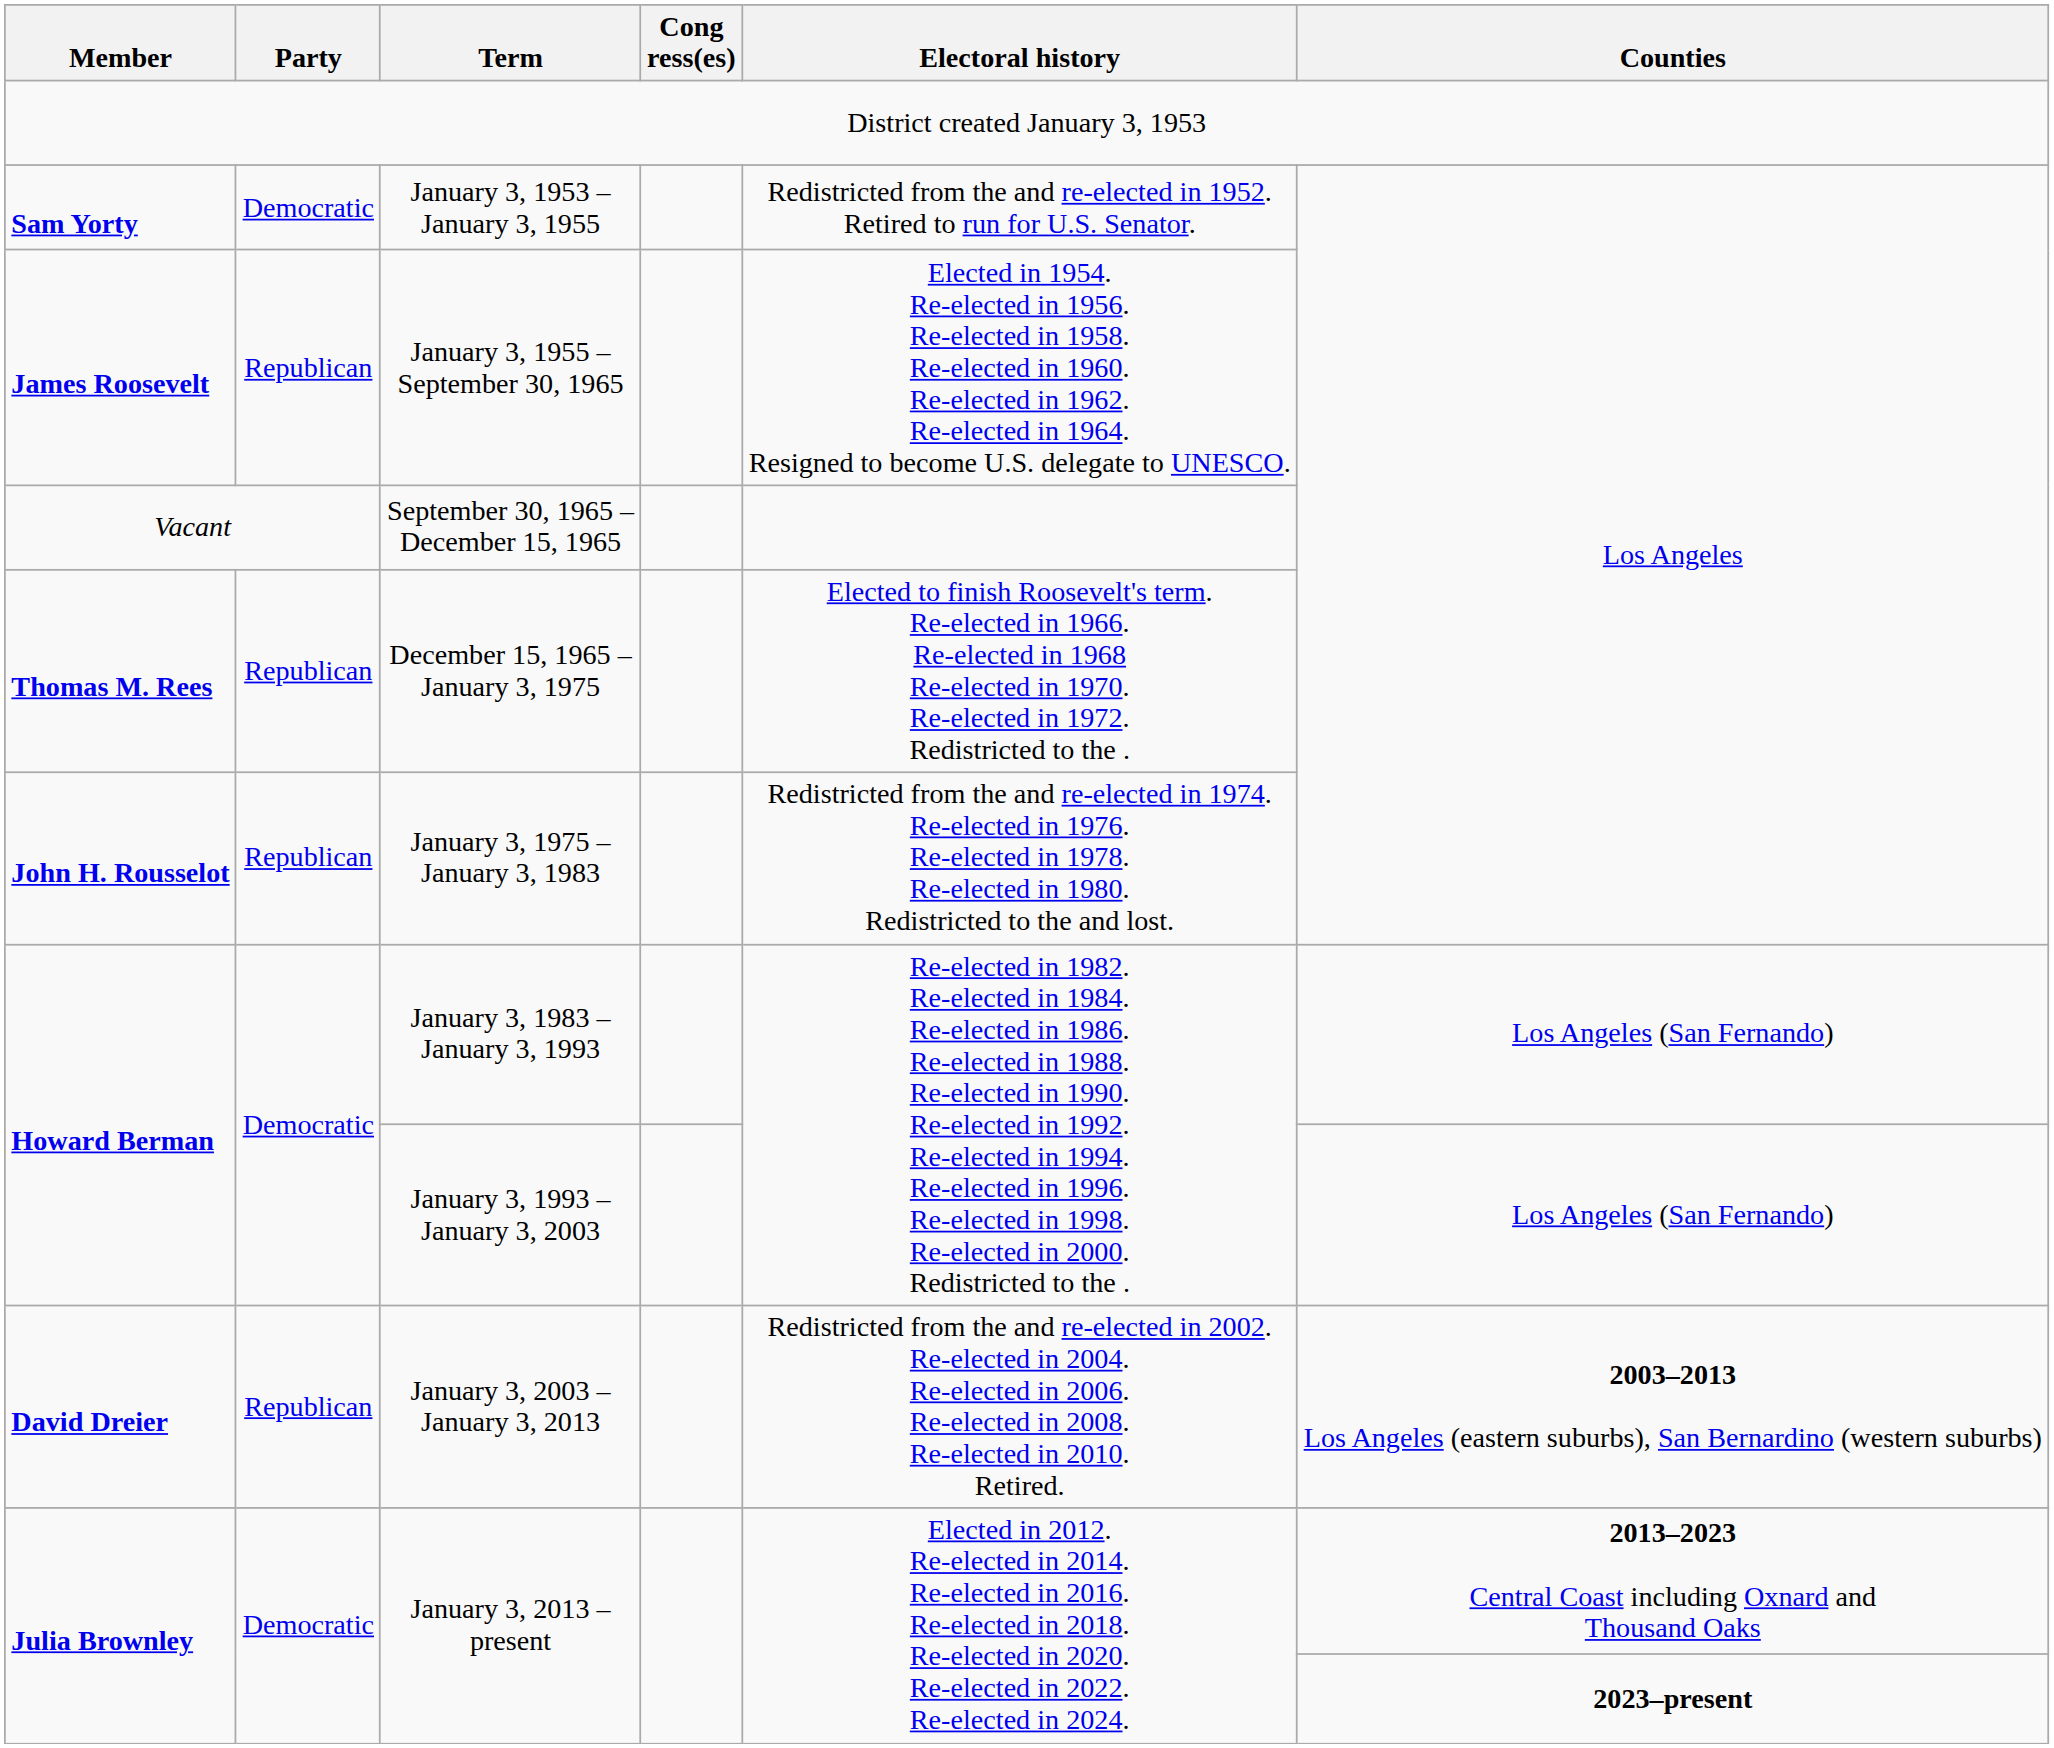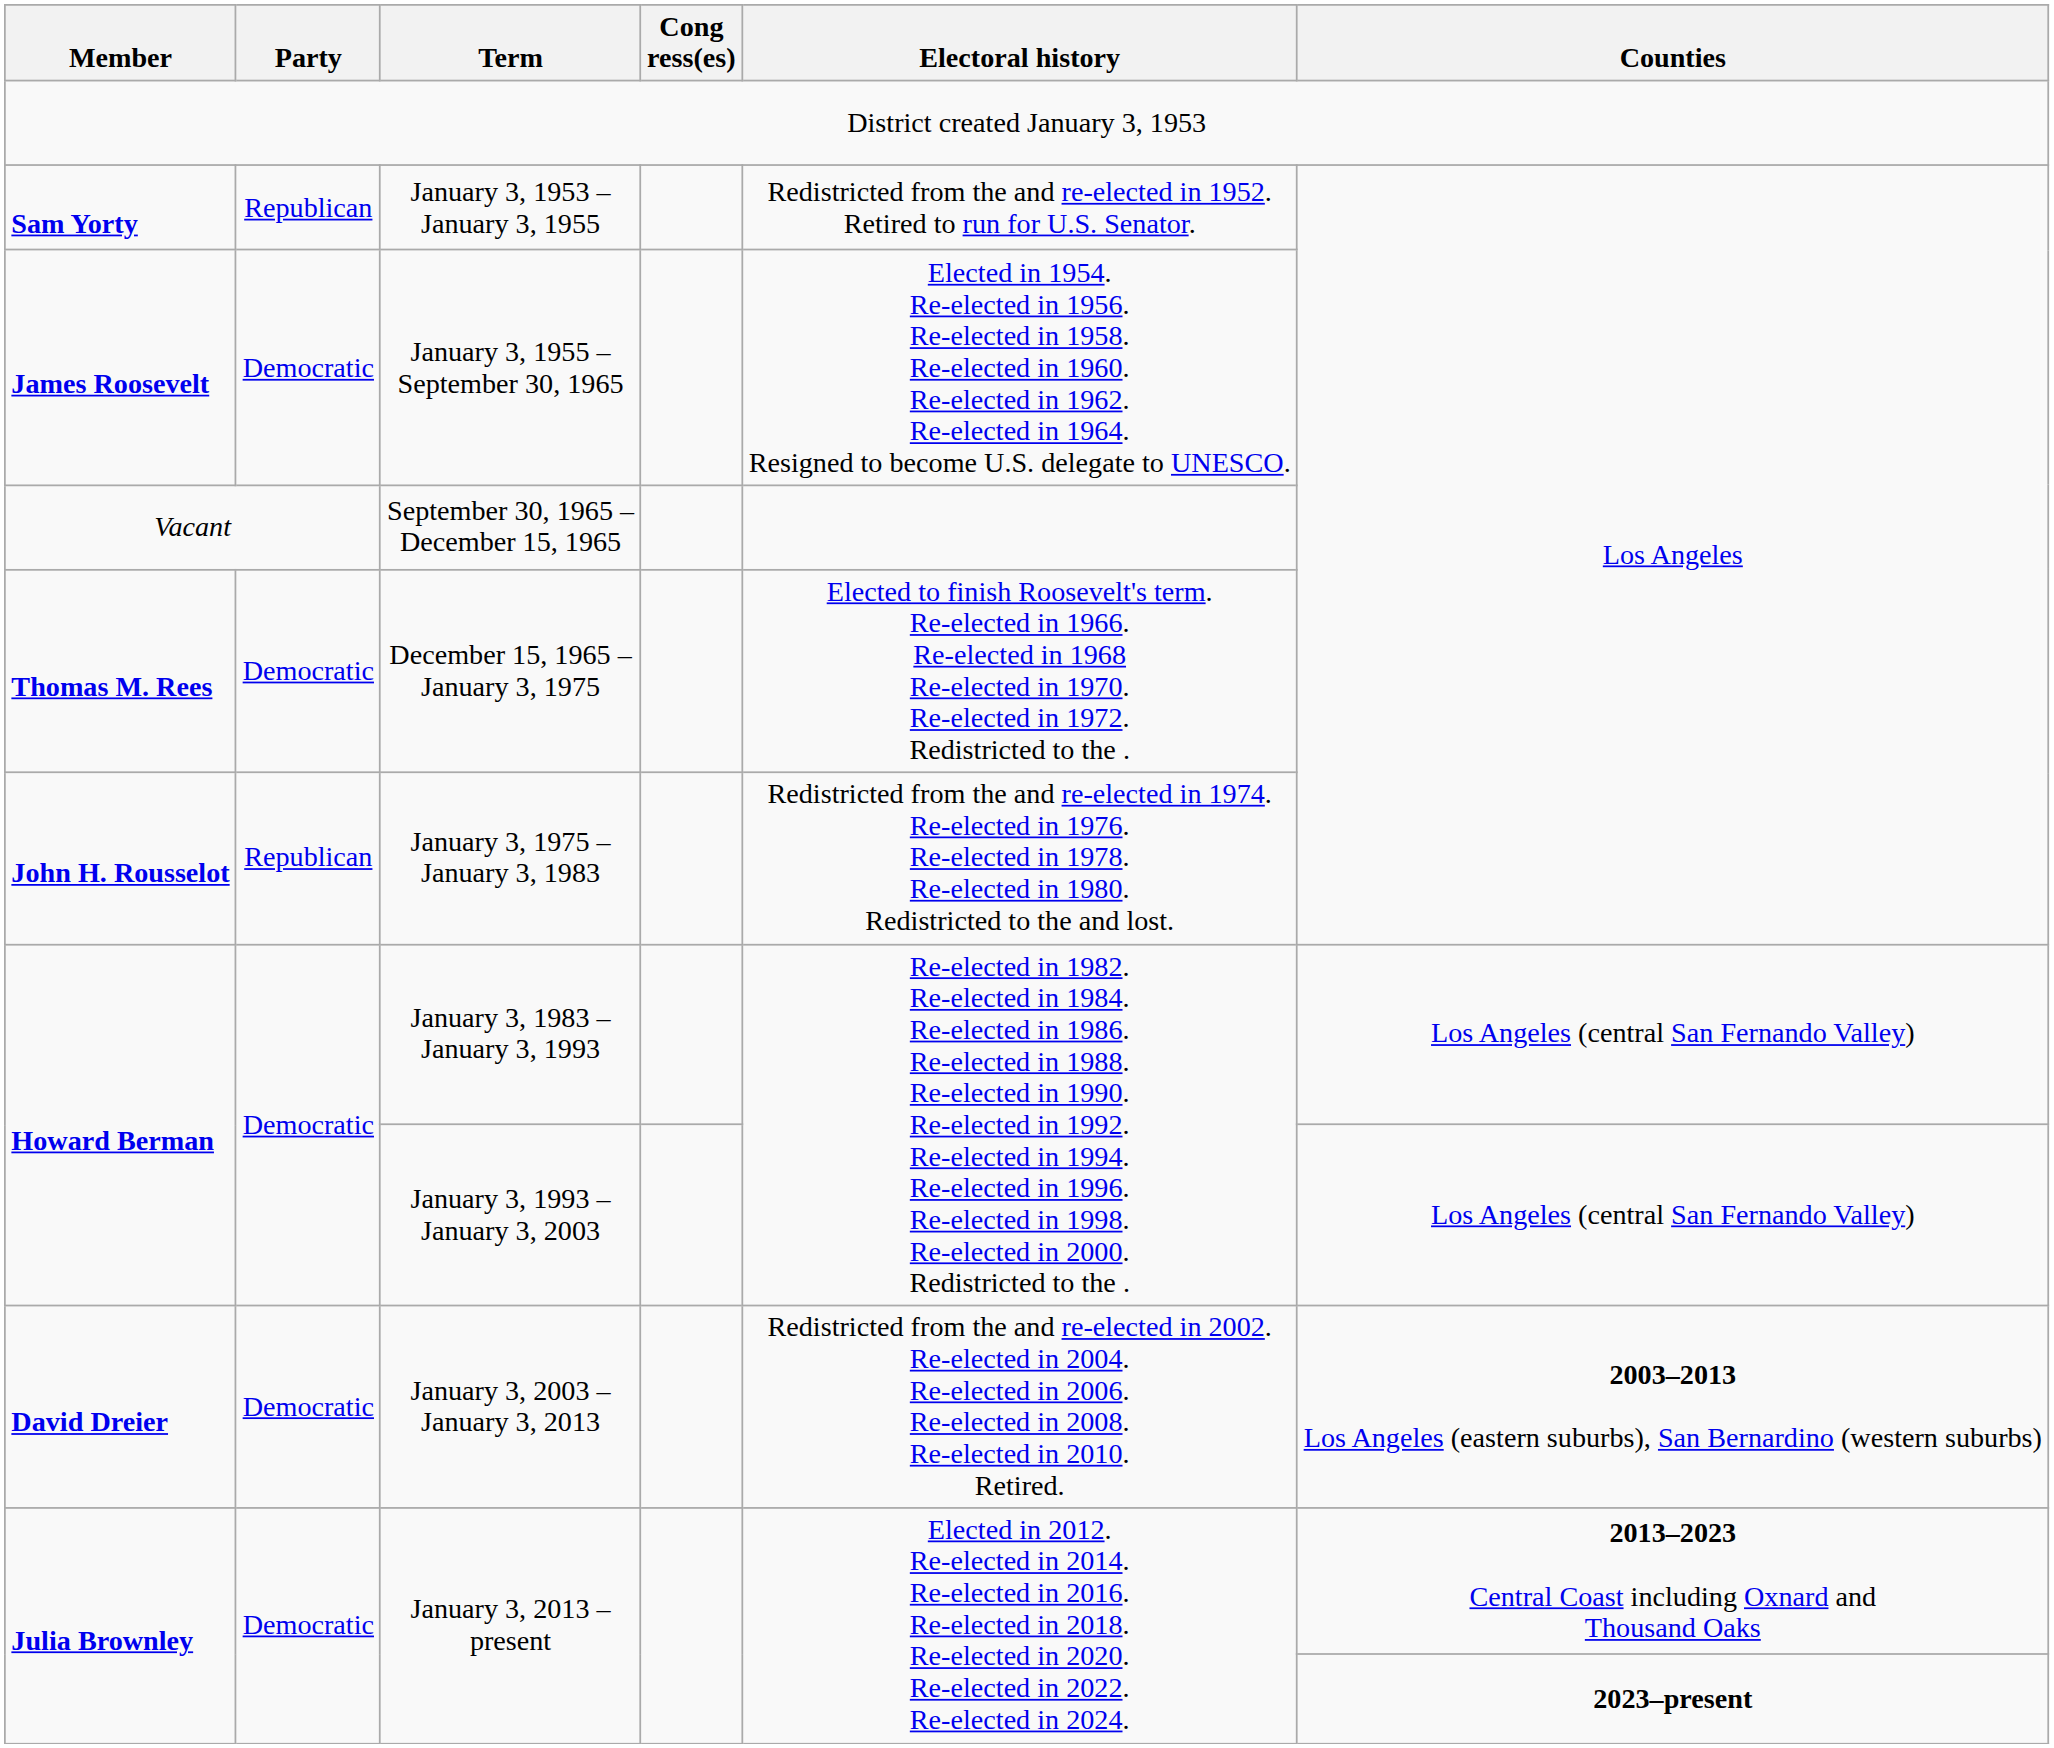(308, 207) Democratic -> (308, 207) Republican
(308, 367) Republican -> (308, 367) Democratic
(308, 670) Republican -> (308, 670) Democratic
(1673, 1033) Los Angeles (San Fernando) -> (1673, 1033) Los Angeles (central San Fernando Valley)
(1673, 1214) Los Angeles (San Fernando) -> (1673, 1214) Los Angeles (central San Fernando Valley)
(308, 1406) Republican -> (308, 1406) Democratic
